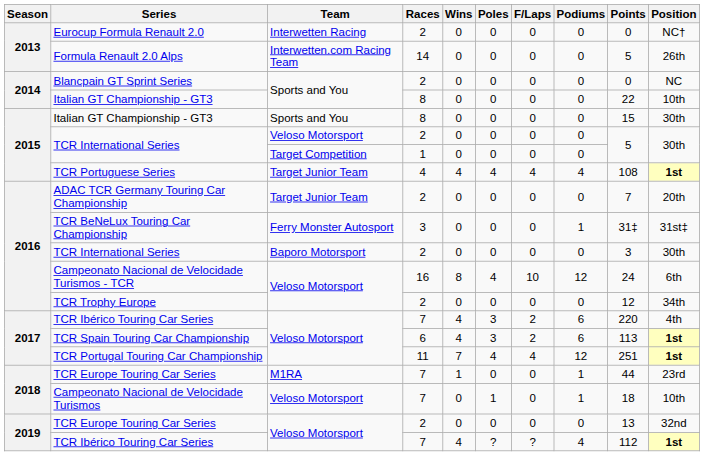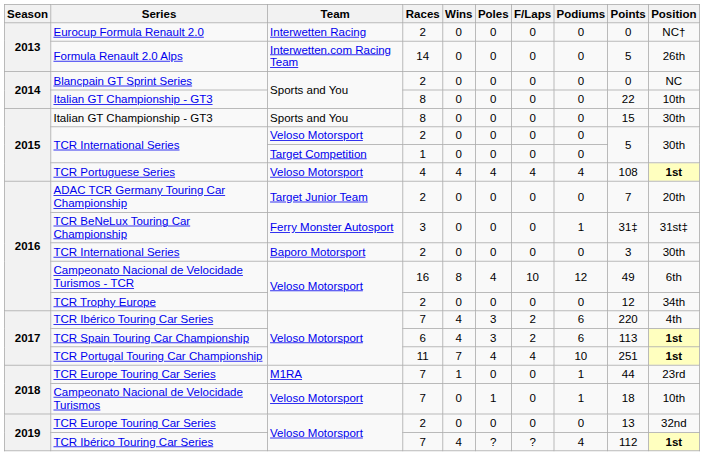(319, 172) Target Junior Team -> (316, 172) Veloso Motorsport
(628, 277) 24 -> (628, 277) 49
(581, 356) 12 -> (581, 356) 10
